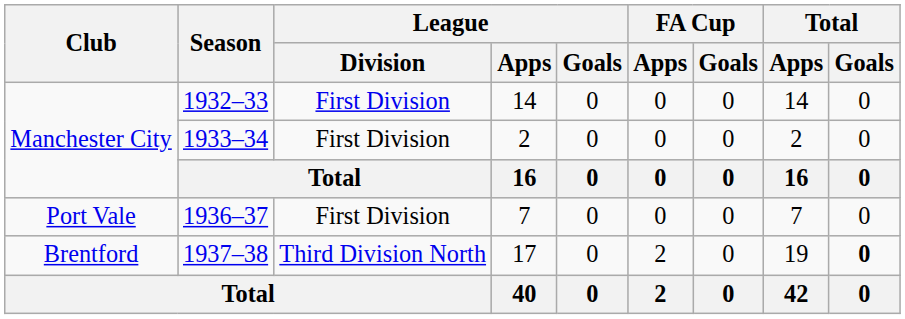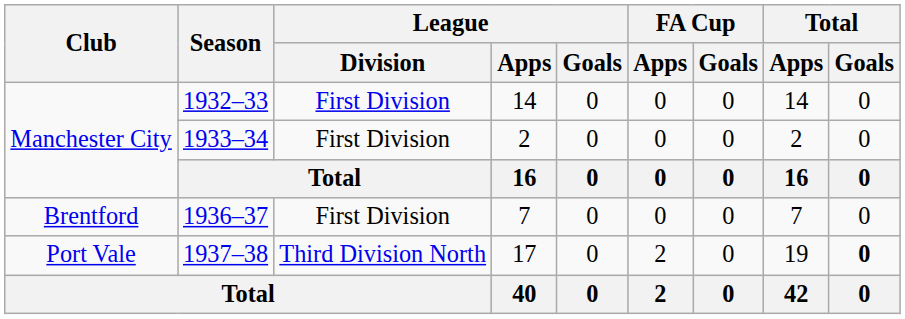(91, 216) Port Vale -> (91, 216) Brentford
(91, 255) Brentford -> (91, 255) Port Vale
